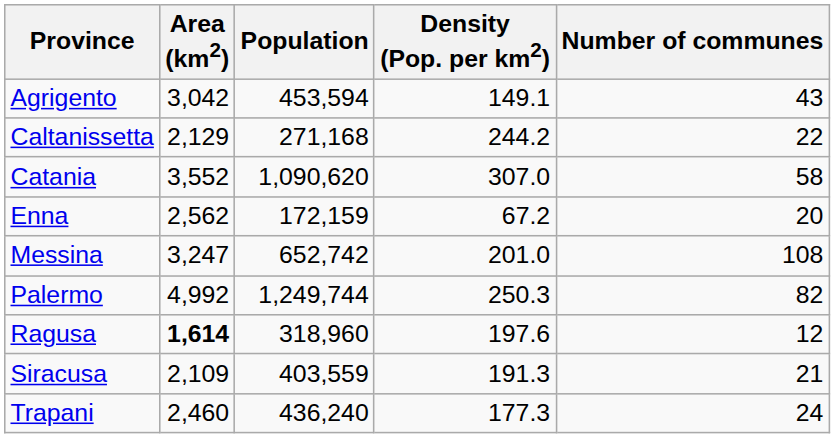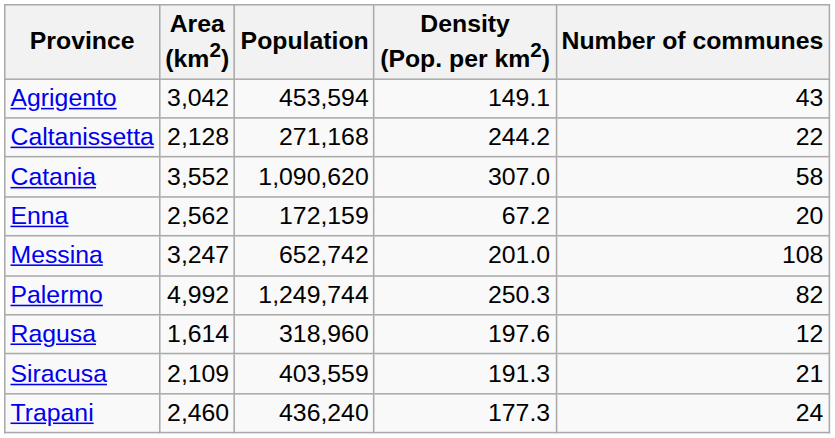(198, 137) 2,129 -> (198, 137) 2,128
(198, 334) bold -> (198, 334) normal
